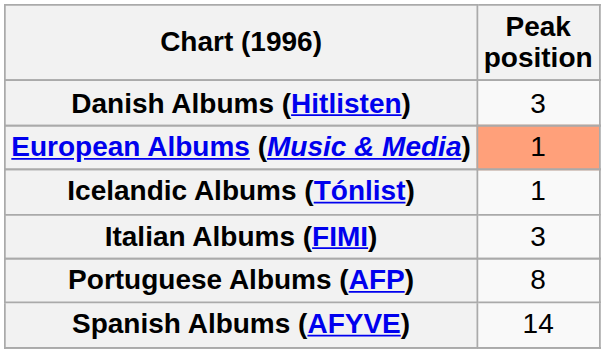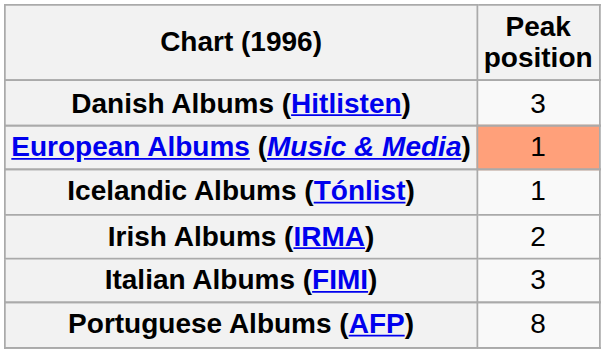+ row: (241, 235)
- row: (241, 324)
